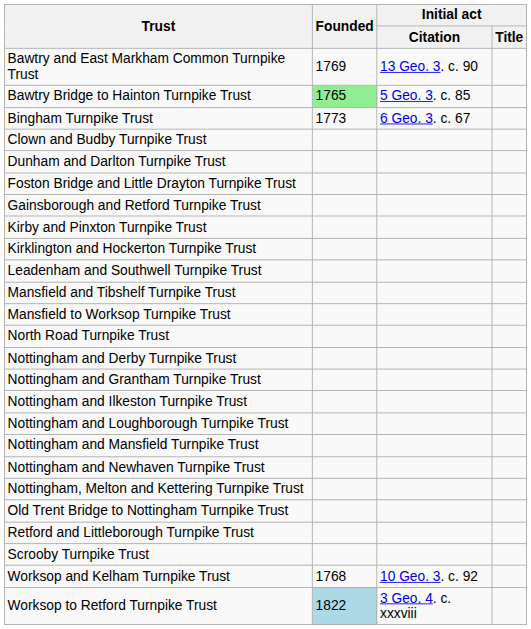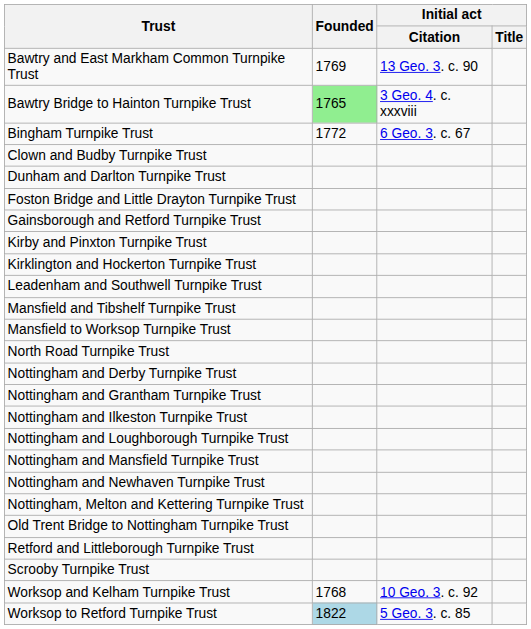(425, 96) 5 Geo. 3. c. 85 -> (416, 104) 3 Geo. 4. c. xxxviii
(331, 118) 1773 -> (331, 133) 1772
(416, 606) 3 Geo. 4. c. xxxviii -> (425, 613) 5 Geo. 3. c. 85
